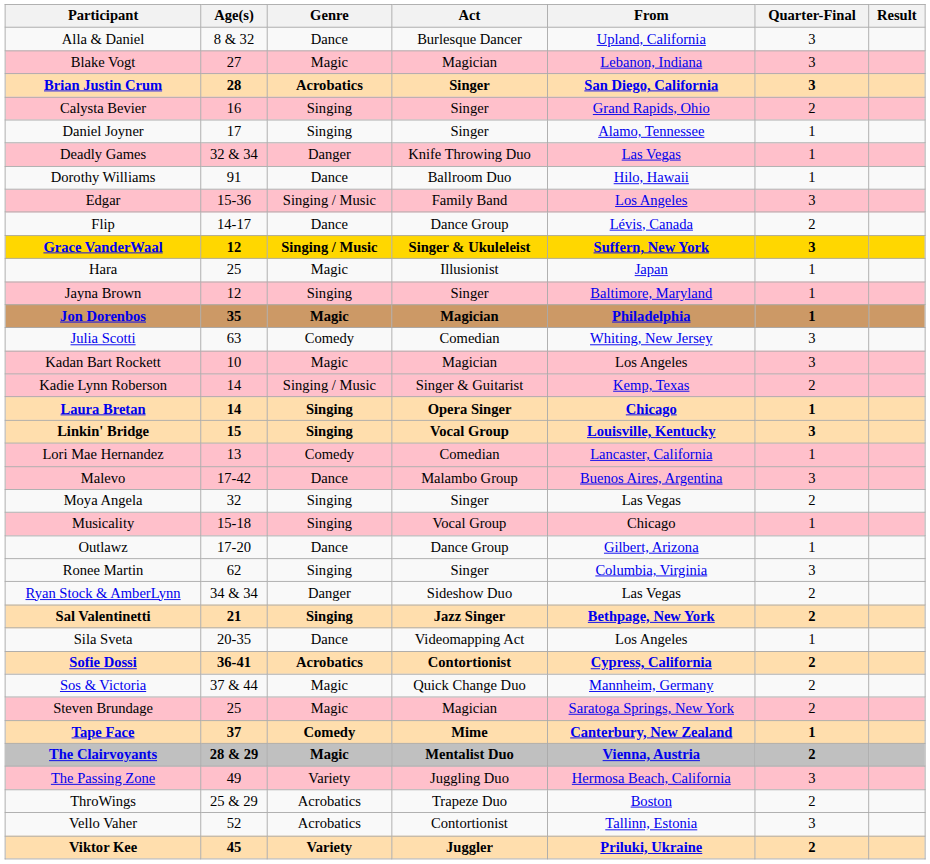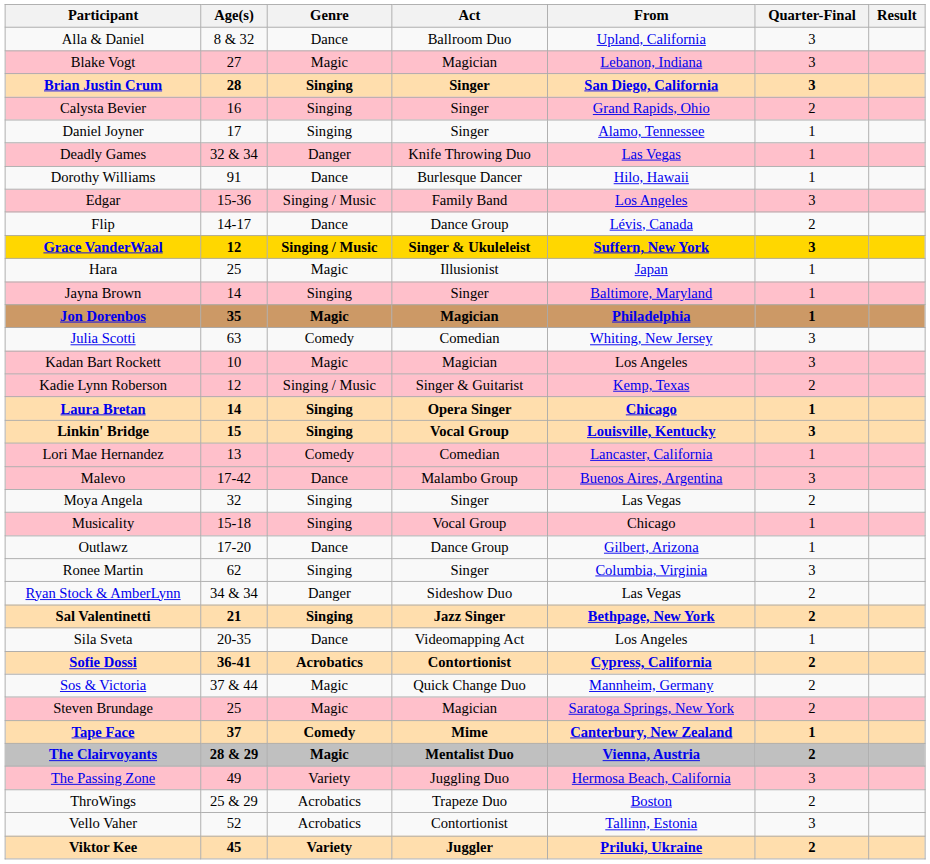(469, 39) Burlesque Dancer -> (469, 39) Ballroom Duo
(329, 85) Acrobatics -> (329, 85) Singing
(469, 177) Ballroom Duo -> (469, 177) Burlesque Dancer
(234, 293) 12 -> (234, 293) 14
(234, 385) 14 -> (234, 385) 12
